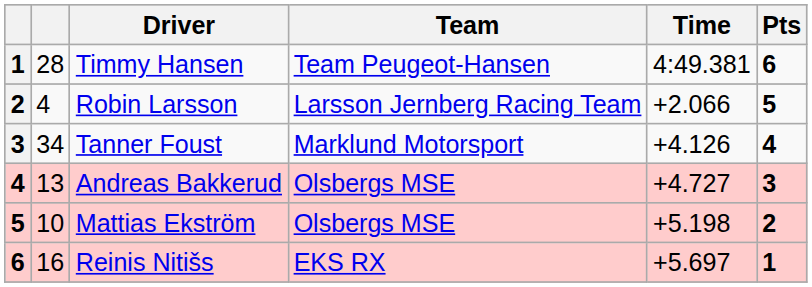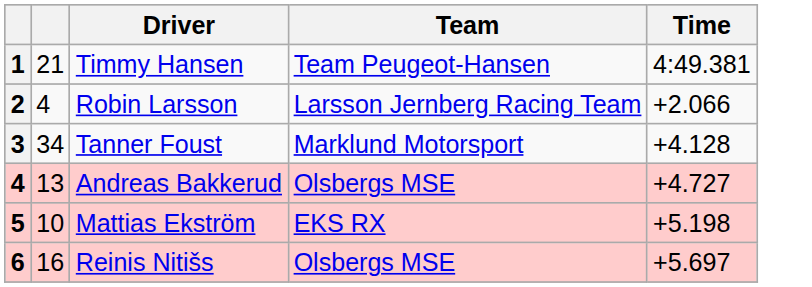- column: (782, 25)
(50, 65) 28 -> (50, 65) 21
(692, 144) +4.126 -> (692, 144) +4.128
(374, 223) Olsbergs MSE -> (340, 223) EKS RX
(340, 263) EKS RX -> (374, 263) Olsbergs MSE
